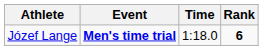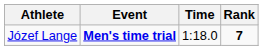(239, 35) 6 -> (239, 35) 7
